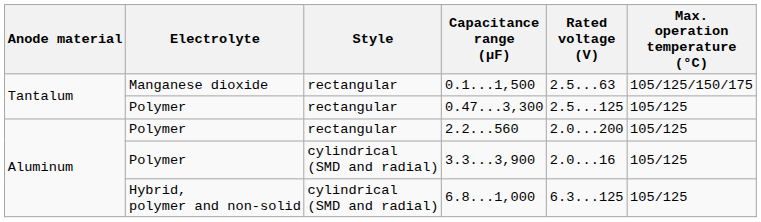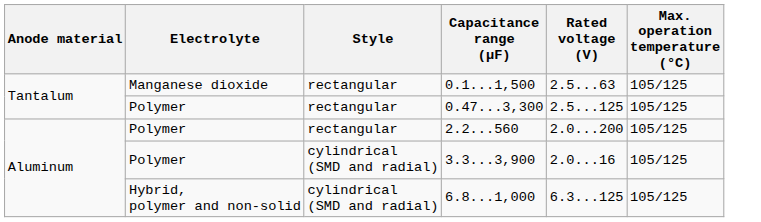(692, 85) 105/125/150/175 -> (659, 85) 105/125
